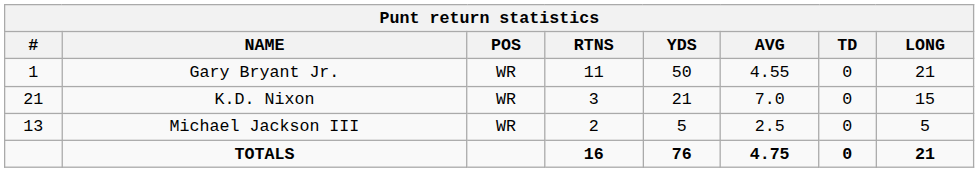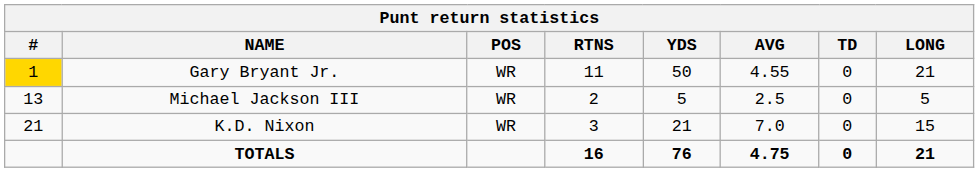(33, 72) no background -> (33, 72) gold background
rows swapped: (264, 127) <-> (264, 100)
